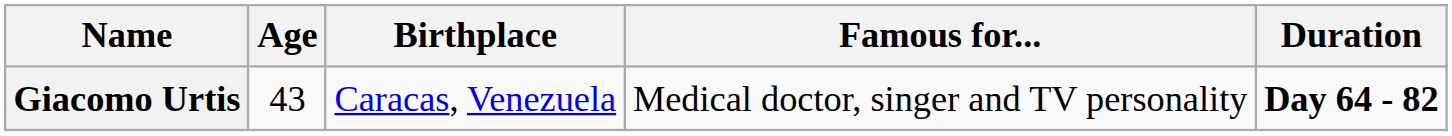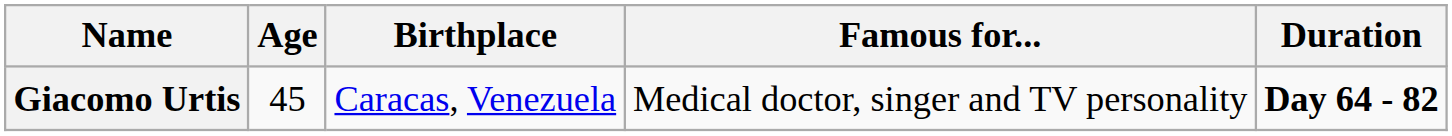(287, 97) 43 -> (287, 97) 45
